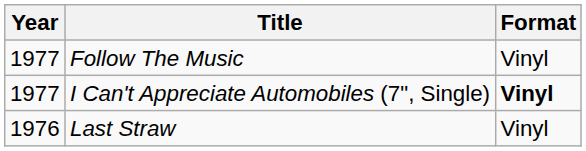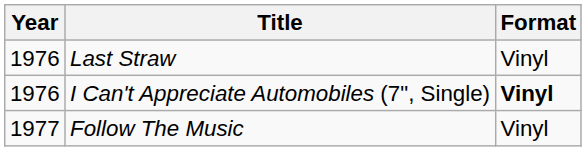rows swapped: (123, 129) <-> (157, 58)
(35, 93) 1977 -> (35, 93) 1976
